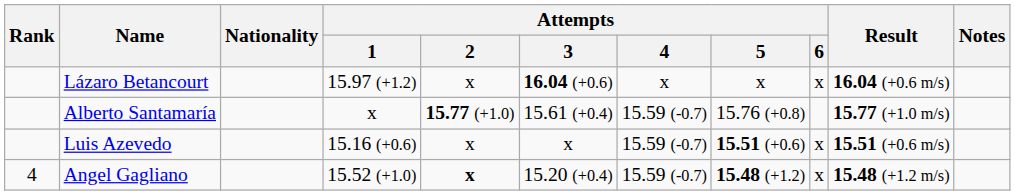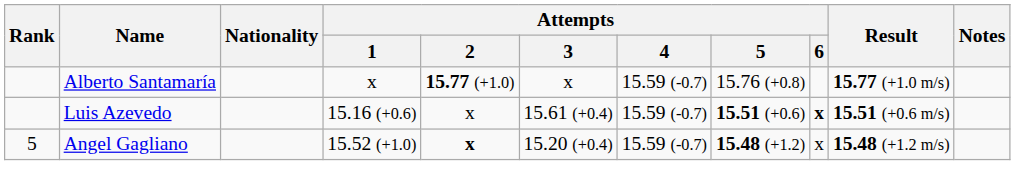- row: (136, 81)
(568, 112) 15.61 (+0.4) -> (568, 81) x
(568, 143) x -> (568, 112) 15.61 (+0.4)
(819, 143) normal -> (819, 112) bold
(32, 174) 4 -> (32, 143) 5
